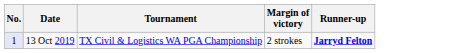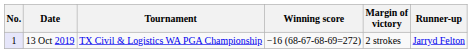+ column: (314, 18)
(343, 40) bold -> (439, 40) normal
